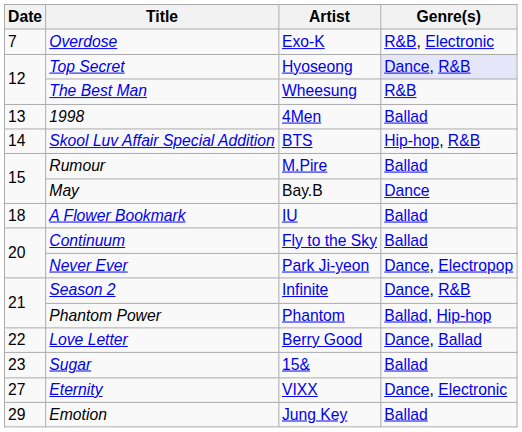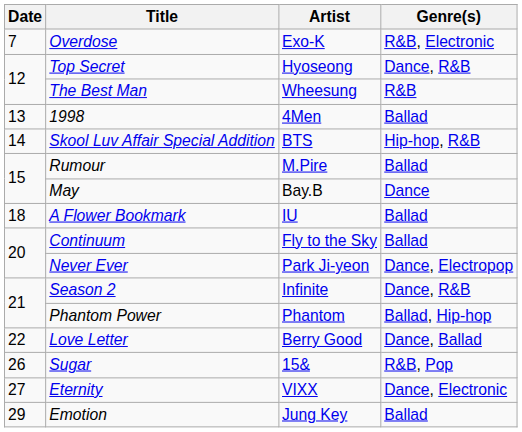(427, 66) lavender background -> (427, 66) no background
(17, 365) 23 -> (17, 365) 26
(406, 365) Ballad -> (419, 365) R&B, Pop
